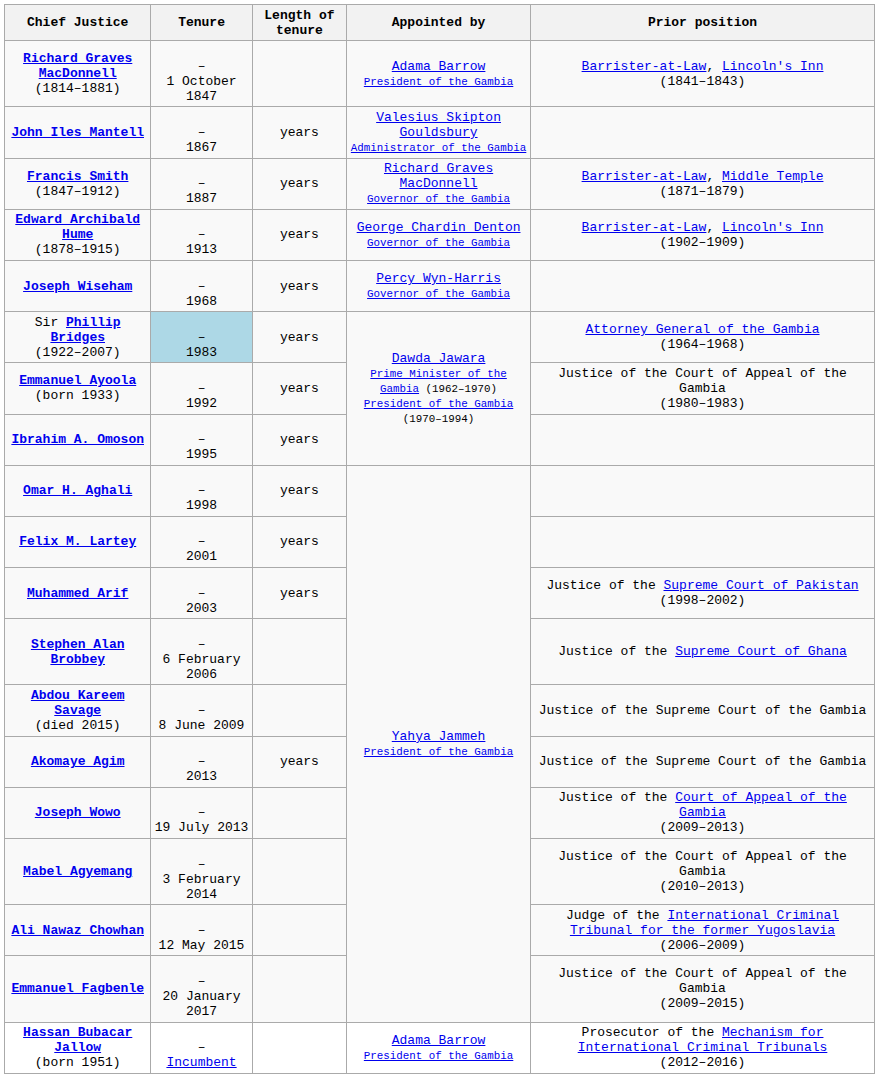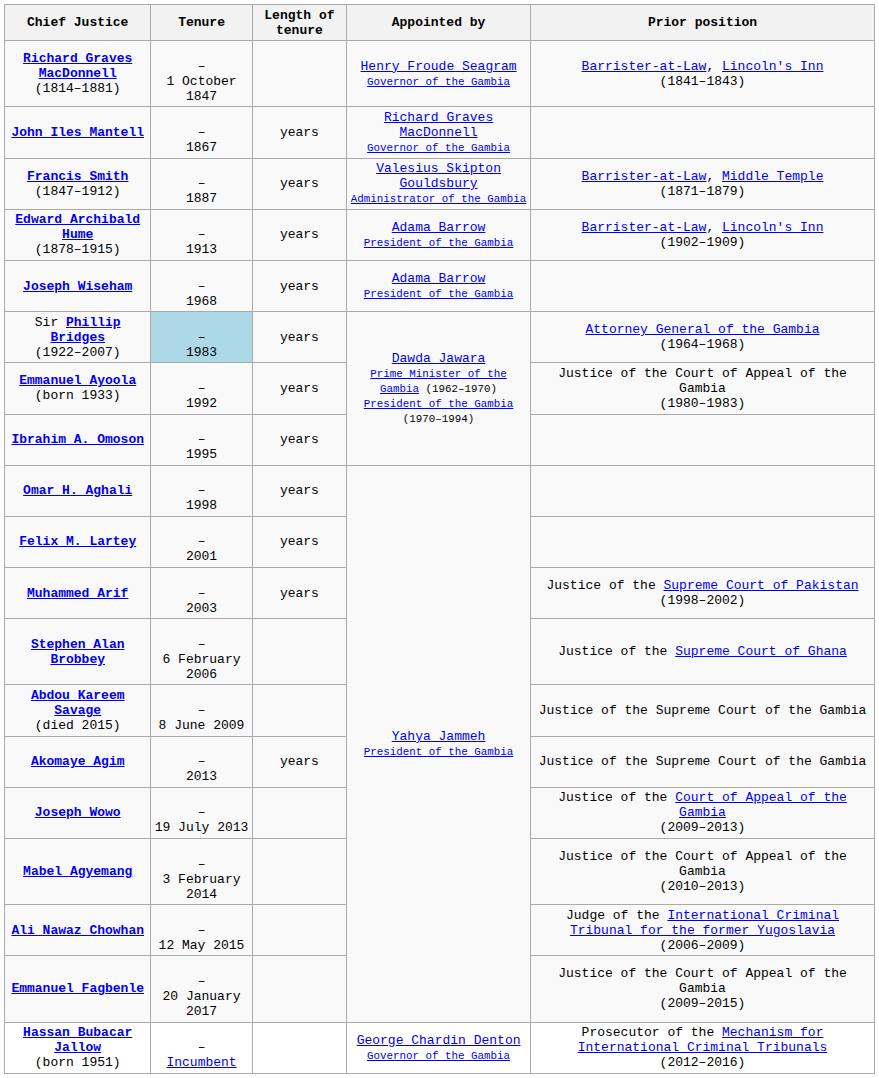(439, 73) Adama Barrow President of the Gambia -> (439, 73) Henry Froude Seagram Governor of the Gambia
(439, 132) Valesius Skipton Gouldsbury Administrator of the Gambia -> (439, 132) Richard Graves MacDonnell Governor of the Gambia
(439, 183) Richard Graves MacDonnell Governor of the Gambia -> (439, 183) Valesius Skipton Gouldsbury Administrator of the Gambia
(439, 234) George Chardin Denton Governor of the Gambia -> (439, 234) Adama Barrow President of the Gambia
(439, 286) Percy Wyn-Harris Governor of the Gambia -> (439, 286) Adama Barrow President of the Gambia
(439, 1047) Adama Barrow President of the Gambia -> (439, 1047) George Chardin Denton Governor of the Gambia
